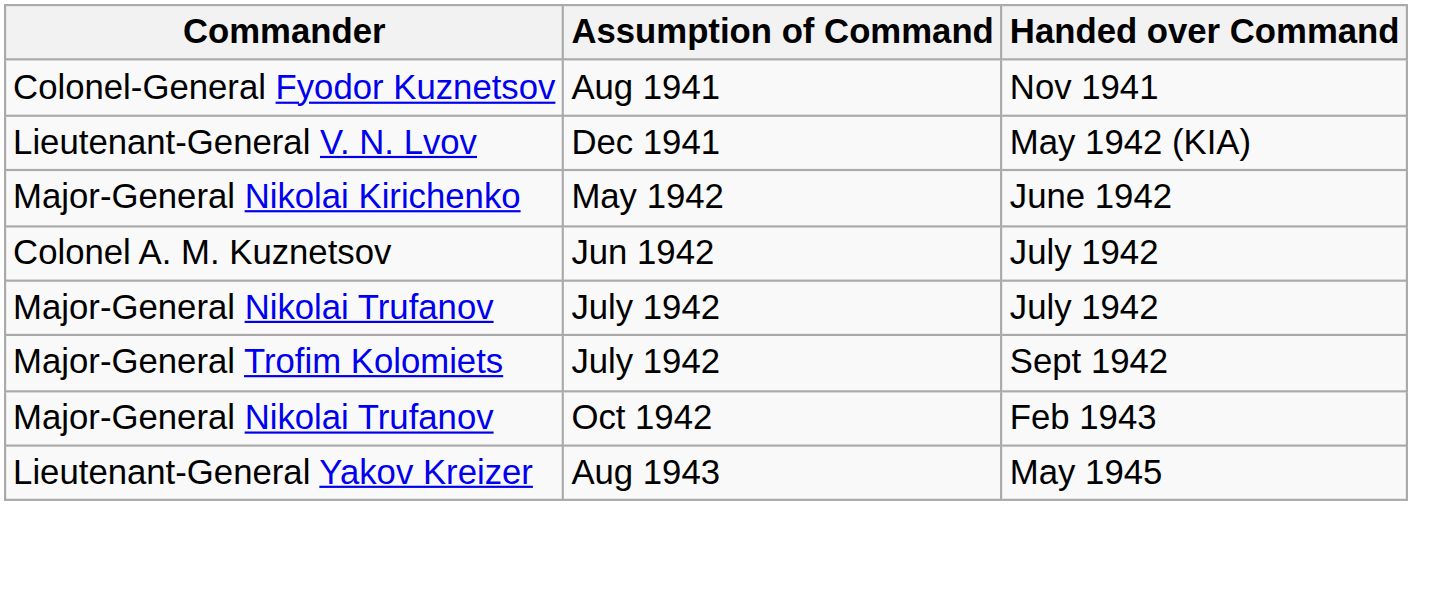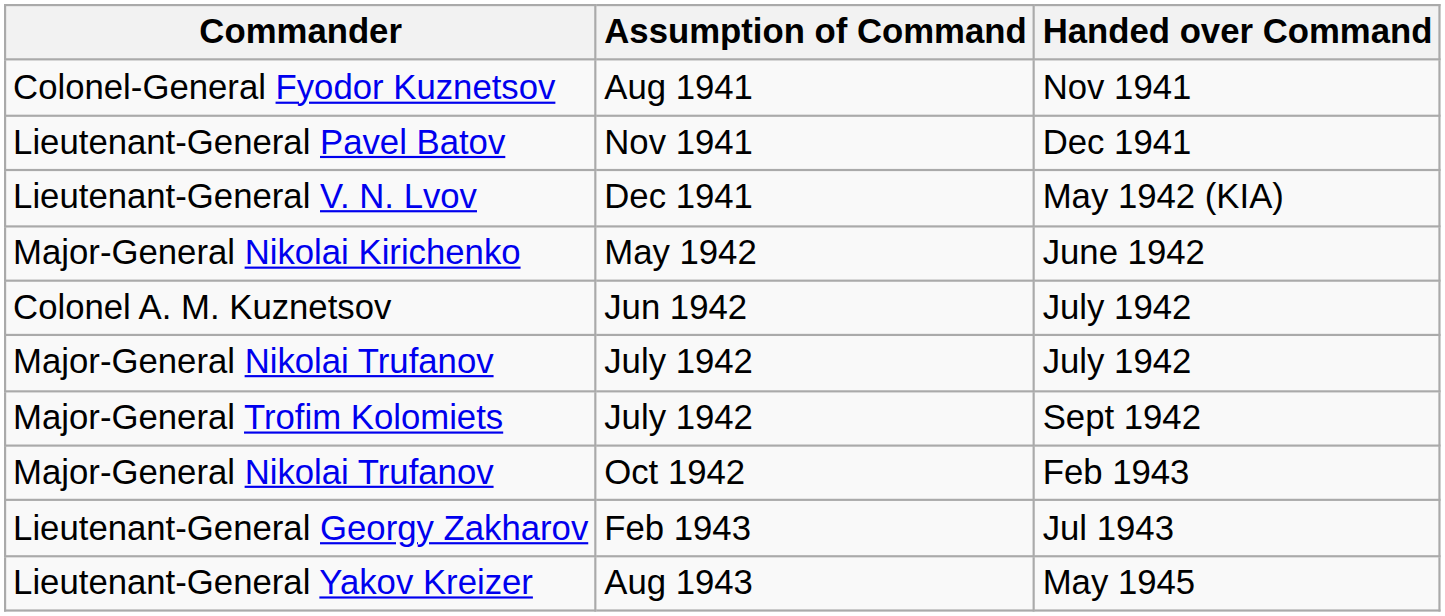+ row: (259, 142)
+ row: (301, 527)
